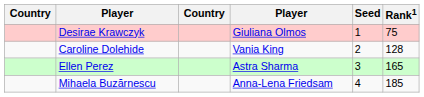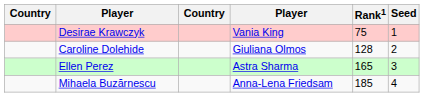columns swapped: (401, 14) <-> (368, 14)
(269, 32) Giuliana Olmos -> (258, 32) Vania King
(258, 49) Vania King -> (269, 49) Giuliana Olmos
